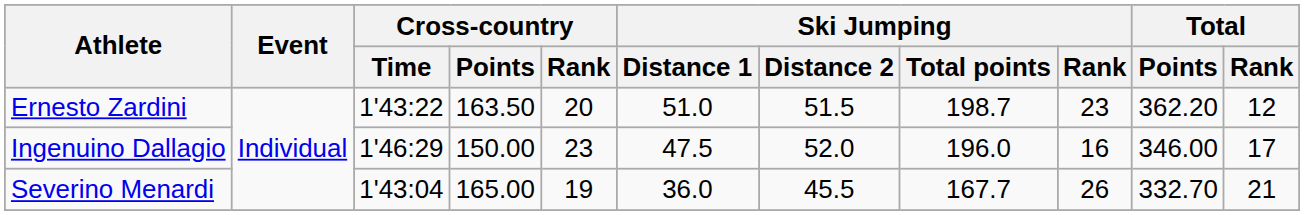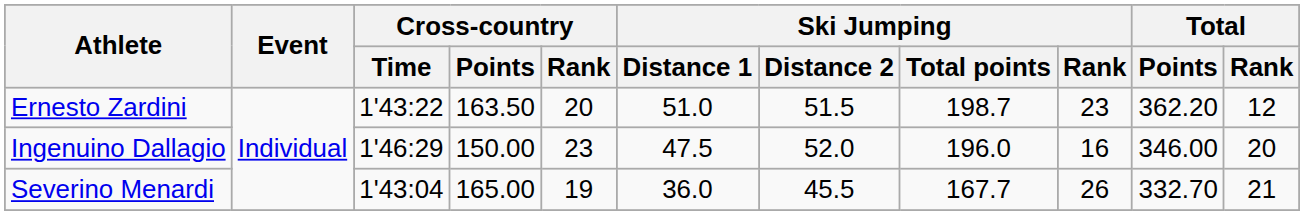(1262, 149) 17 -> (1262, 149) 20
